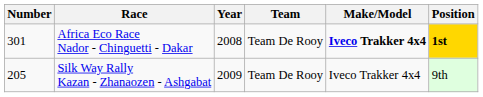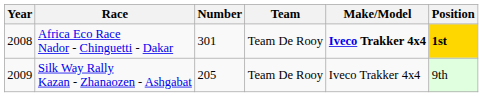columns swapped: (229, 14) <-> (29, 14)
